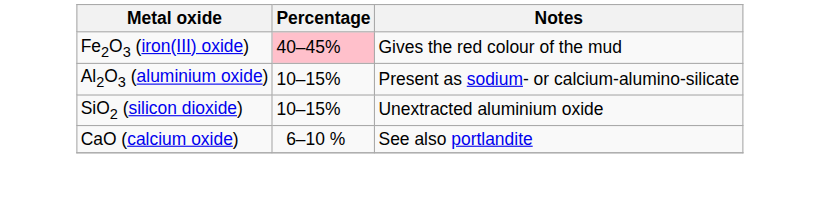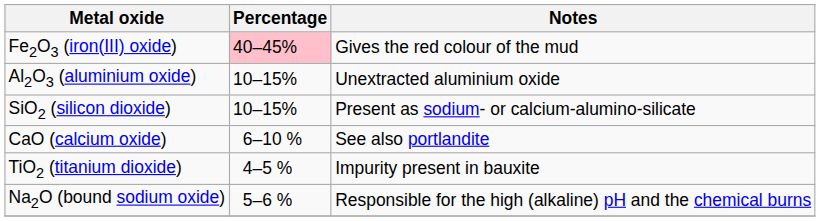(559, 78) Present as sodium- or calcium-alumino-silicate -> (448, 78) Unextracted aluminium oxide
(491, 109) Unextracted aluminium oxide -> (515, 109) Present as sodium- or calcium-alumino-silicate
+ row: (95, 169)
+ row: (117, 200)
